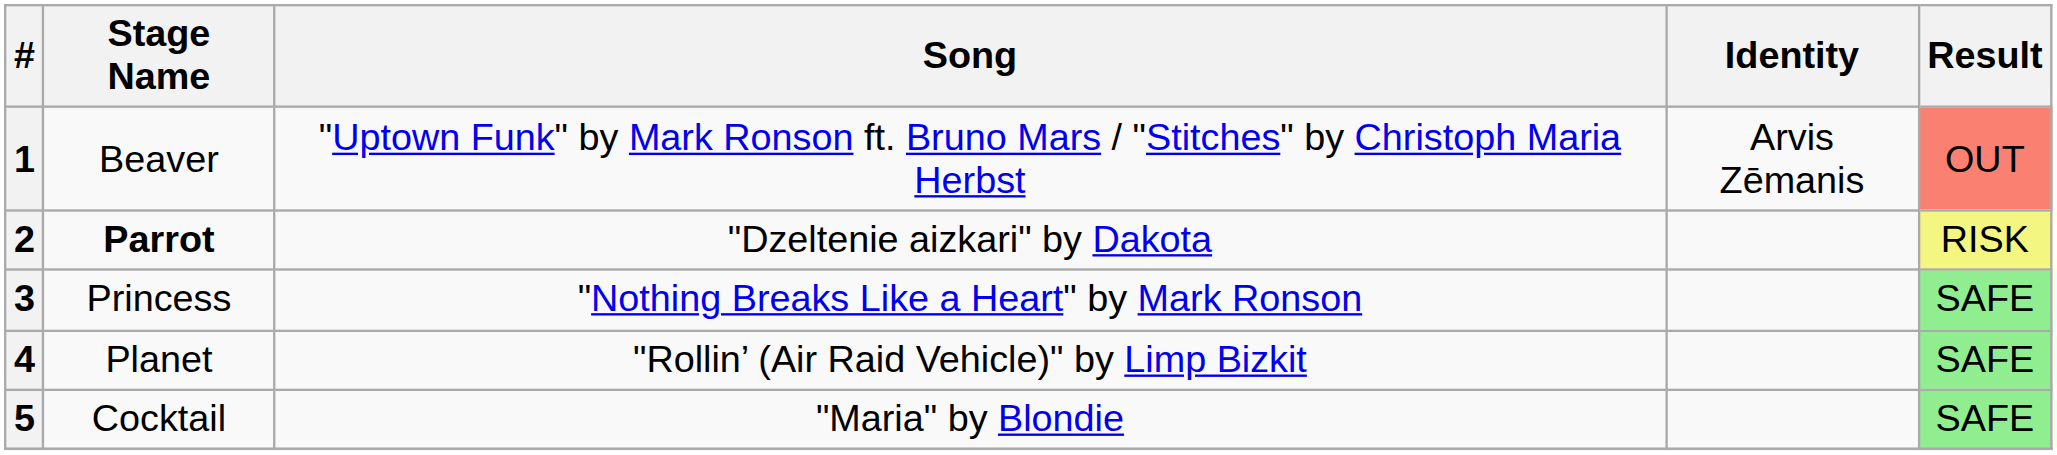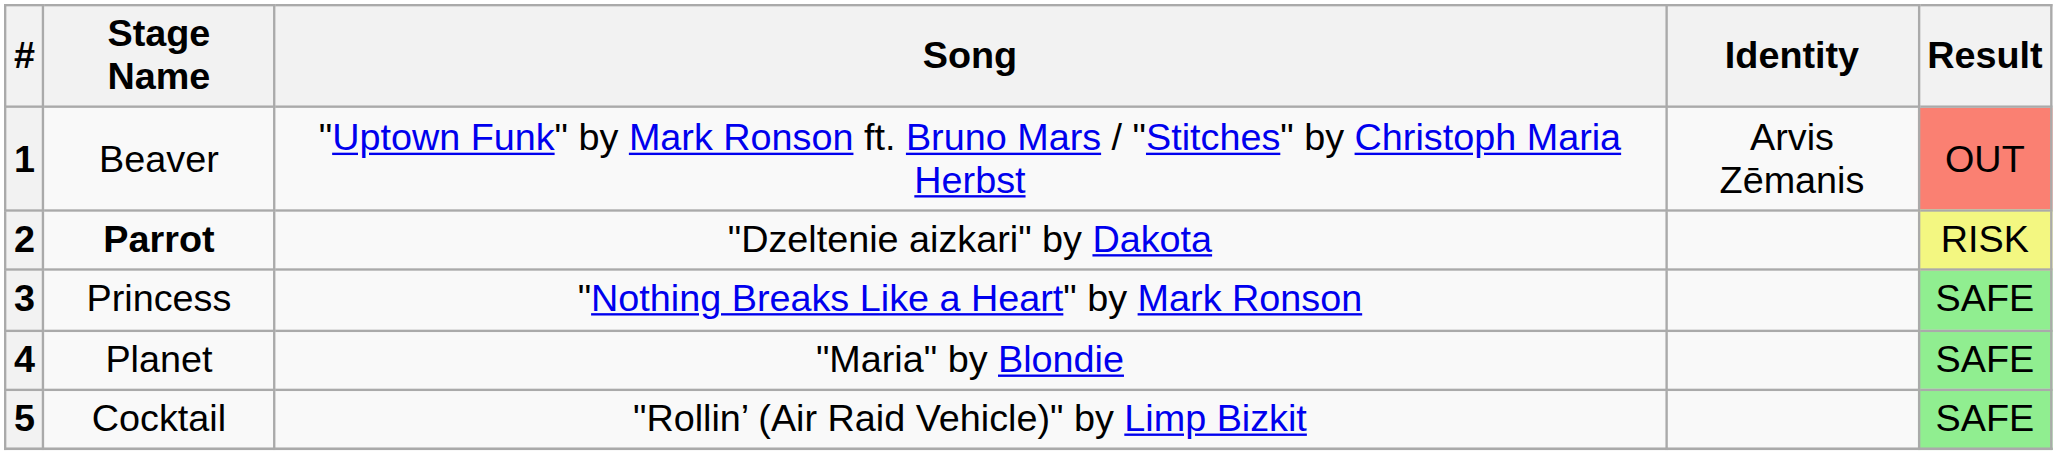(970, 358) "Rollin’ (Air Raid Vehicle)" by Limp Bizkit -> (970, 358) "Maria" by Blondie
(970, 418) "Maria" by Blondie -> (970, 418) "Rollin’ (Air Raid Vehicle)" by Limp Bizkit
